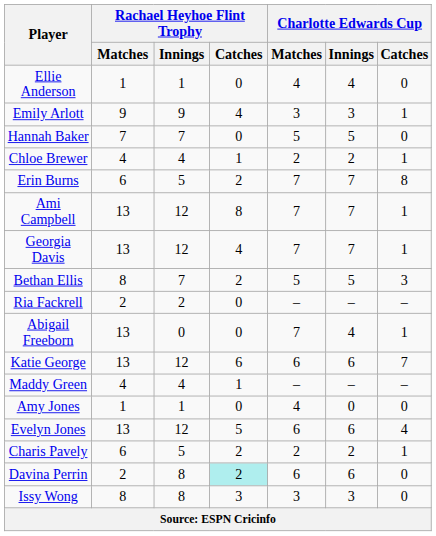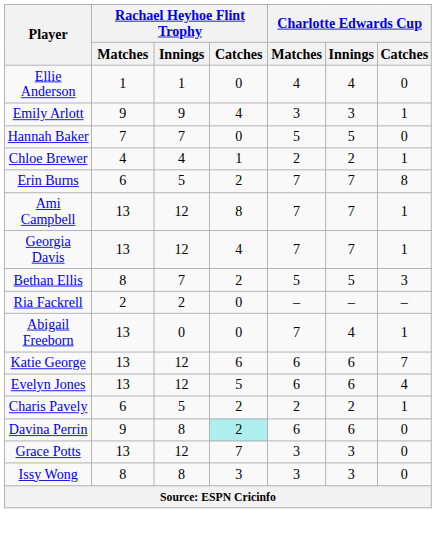- row: (48, 385)
- row: (48, 407)
(123, 474) 2 -> (123, 429) 9
+ row: (48, 452)
